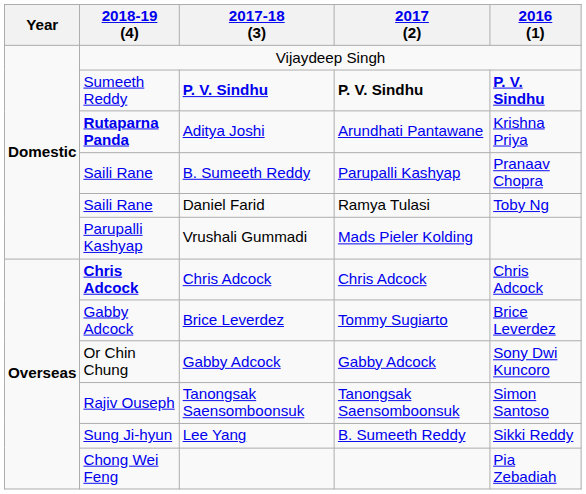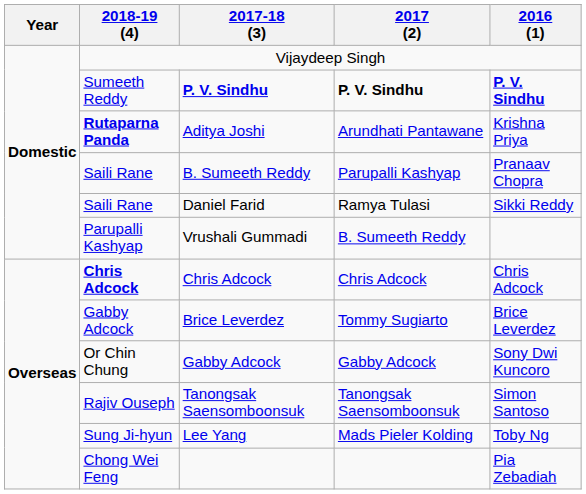(521, 205) Toby Ng -> (533, 205) Sikki Reddy
(405, 238) Mads Pieler Kolding -> (402, 238) B. Sumeeth Reddy
(402, 435) B. Sumeeth Reddy -> (405, 435) Mads Pieler Kolding
(533, 435) Sikki Reddy -> (521, 435) Toby Ng
